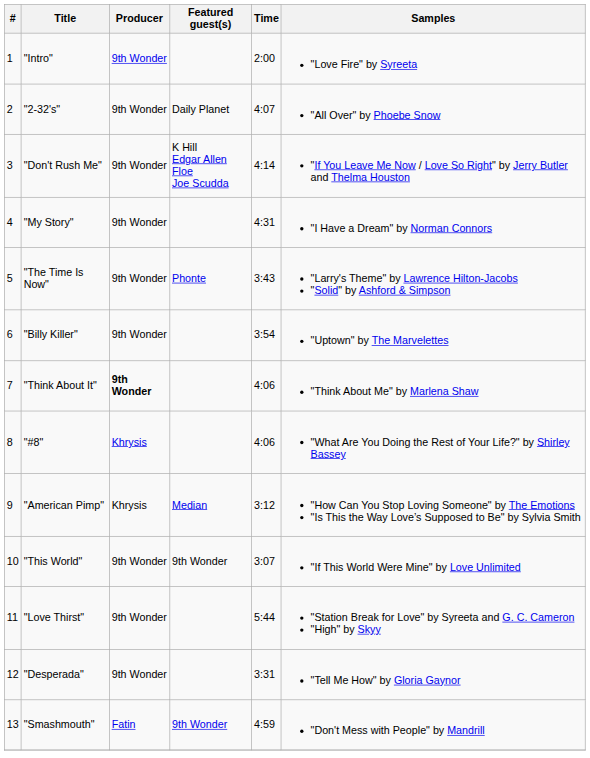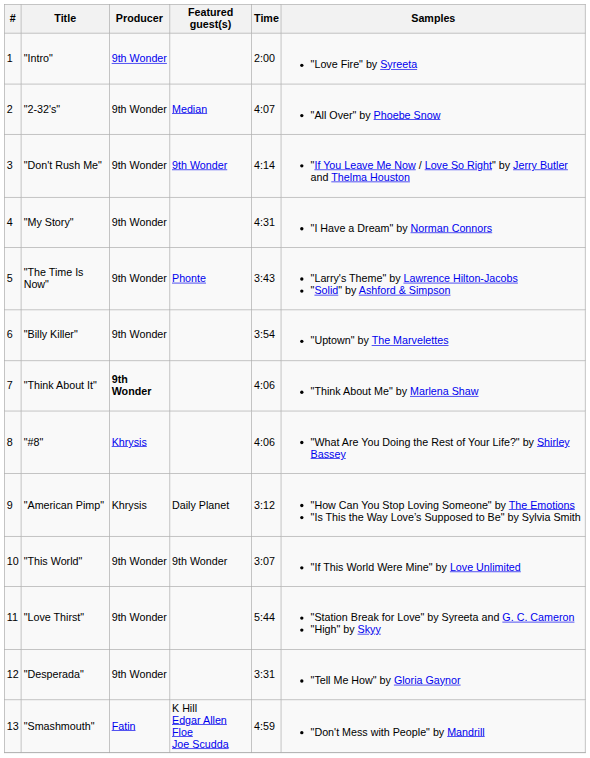(201, 109) Daily Planet -> (190, 109) Median
(200, 165) K Hill Edgar Allen Floe Joe Scudda -> (200, 165) 9th Wonder
(190, 505) Median -> (201, 505) Daily Planet
(200, 725) 9th Wonder -> (200, 726) K Hill Edgar Allen Floe Joe Scudda
